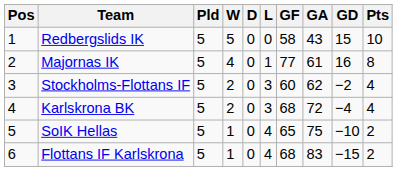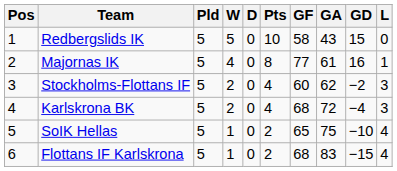columns swapped: (268, 16) <-> (378, 16)
